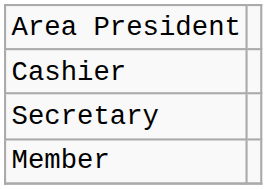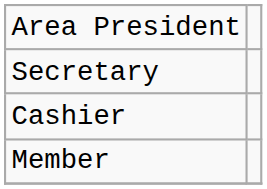rows swapped: (85, 116) <-> (69, 72)
